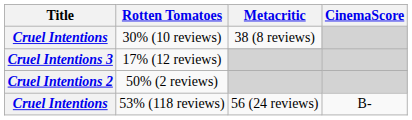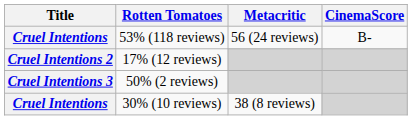rows swapped: (172, 103) <-> (172, 37)
(60, 59) Cruel Intentions 3 -> (60, 59) Cruel Intentions 2
(60, 81) Cruel Intentions 2 -> (60, 81) Cruel Intentions 3
